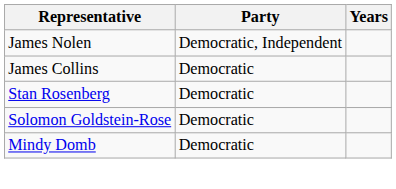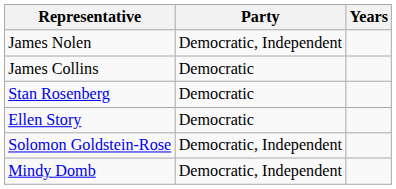+ row: (45, 119)
(216, 119) Democratic -> (260, 145) Democratic, Independent
(216, 145) Democratic -> (260, 171) Democratic, Independent
